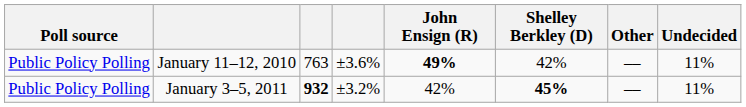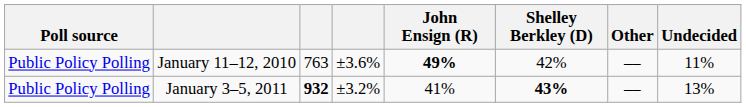(440, 89) 42% -> (440, 89) 41%
(551, 89) 45% -> (551, 89) 43%
(699, 89) 11% -> (699, 89) 13%
